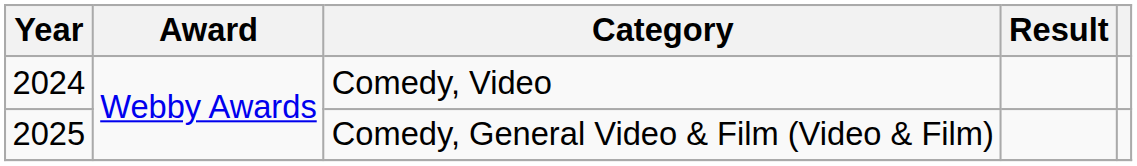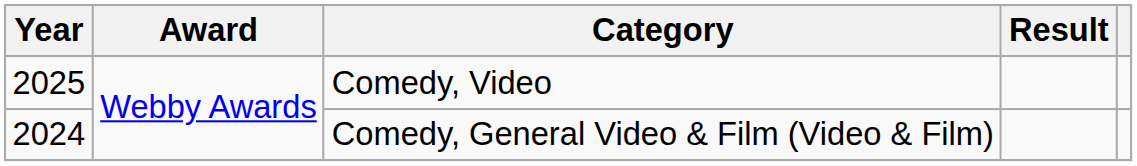(49, 82) 2024 -> (49, 82) 2025
(49, 133) 2025 -> (49, 133) 2024
